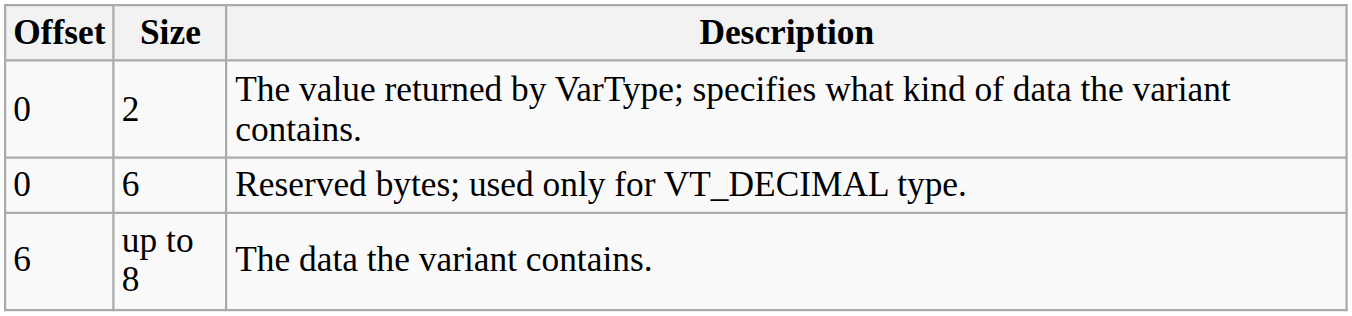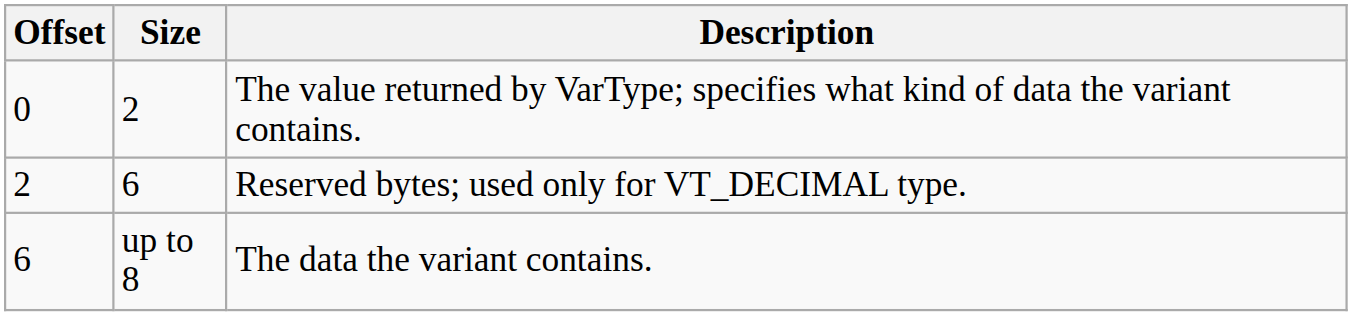(22, 184) 0 -> (22, 184) 2
